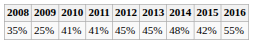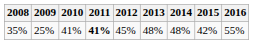(99, 30) normal -> (99, 30) bold
(152, 30) 45% -> (153, 30) 48%
